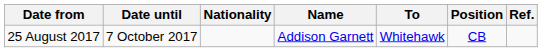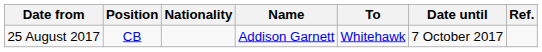columns swapped: (477, 15) <-> (152, 15)
